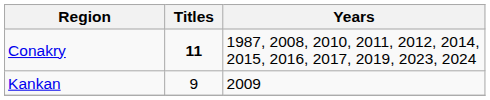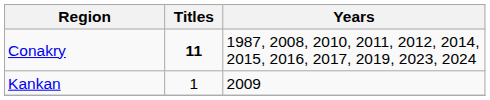(194, 83) 9 -> (194, 83) 1
